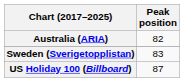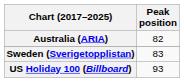(158, 69) 87 -> (158, 69) 93
